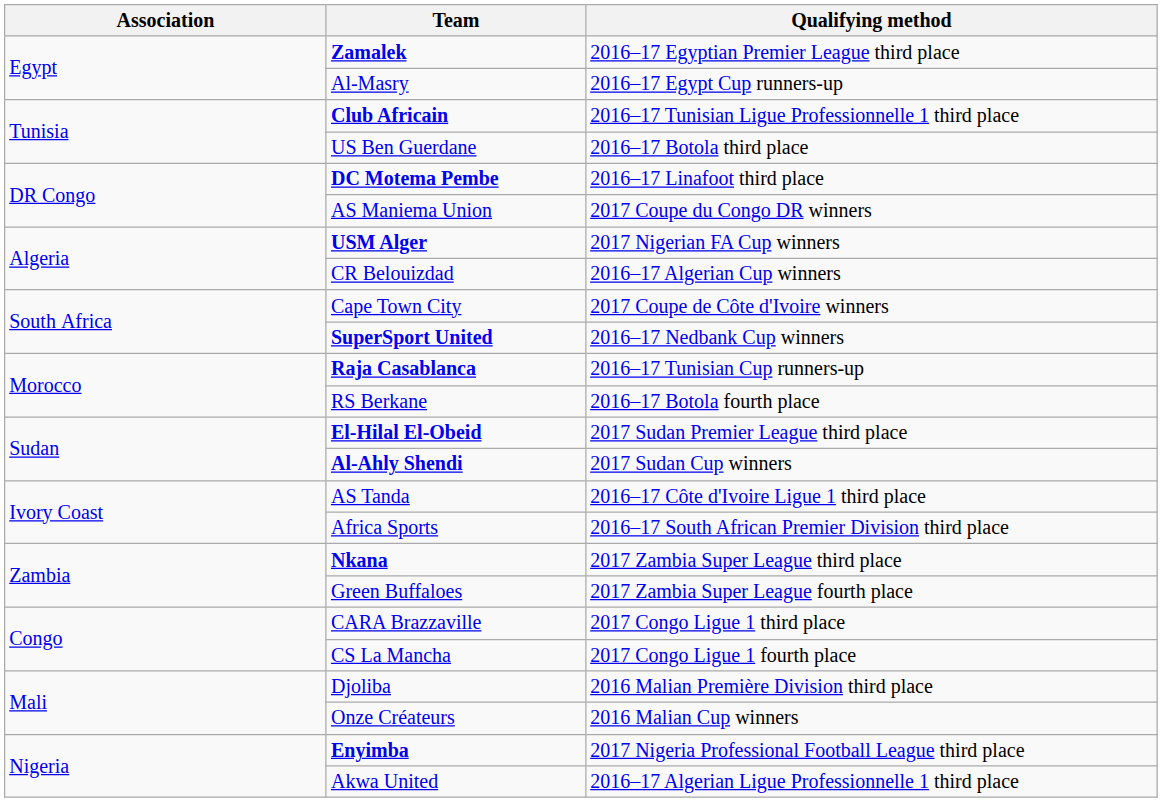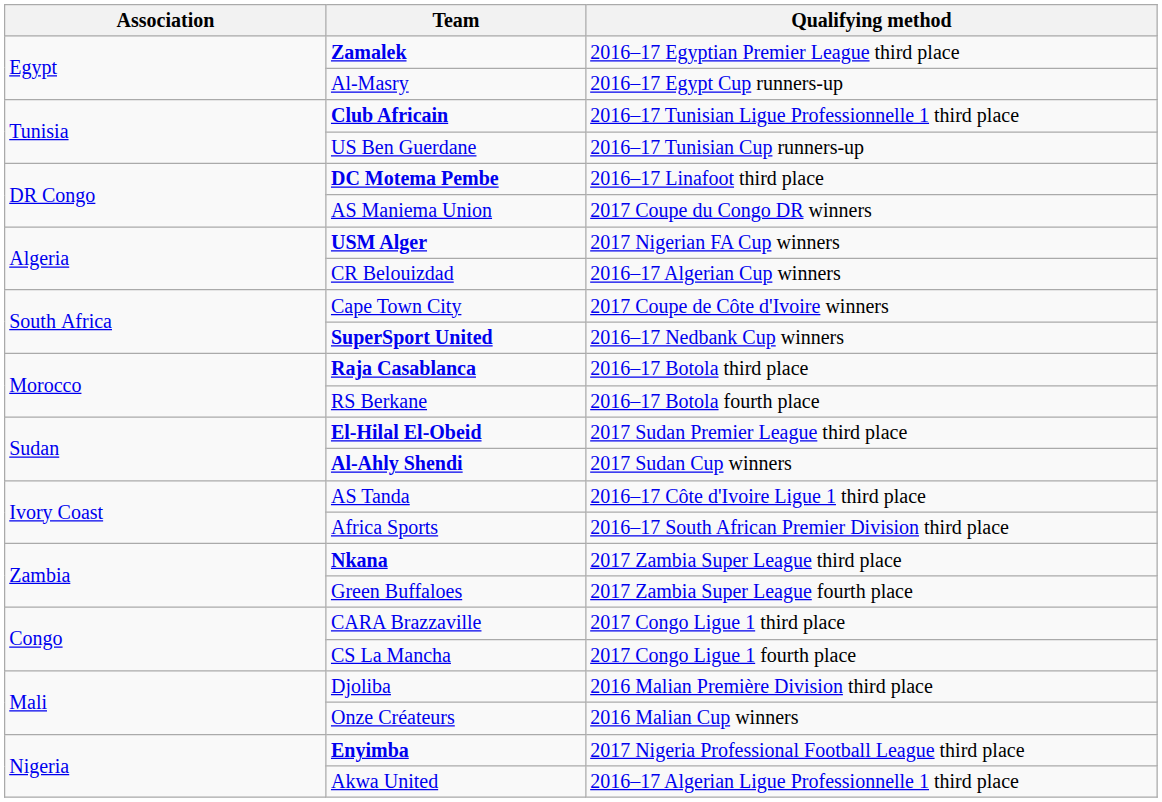(699, 147) 2016–17 Botola third place -> (727, 147) 2016–17 Tunisian Cup runners-up
(727, 369) 2016–17 Tunisian Cup runners-up -> (699, 369) 2016–17 Botola third place
